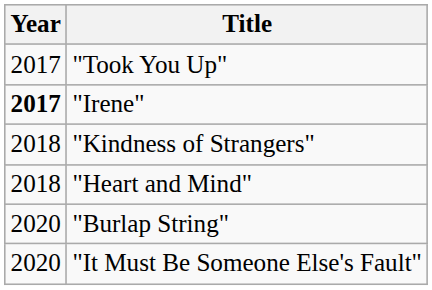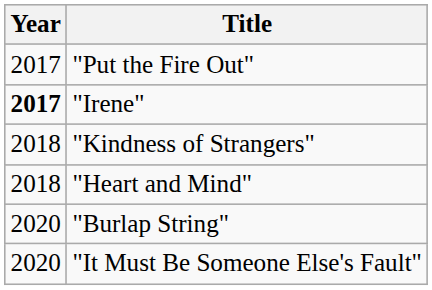+ row: (163, 64)
- row: (150, 64)
